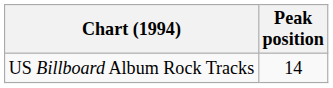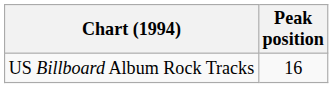(293, 67) 14 -> (293, 67) 16
